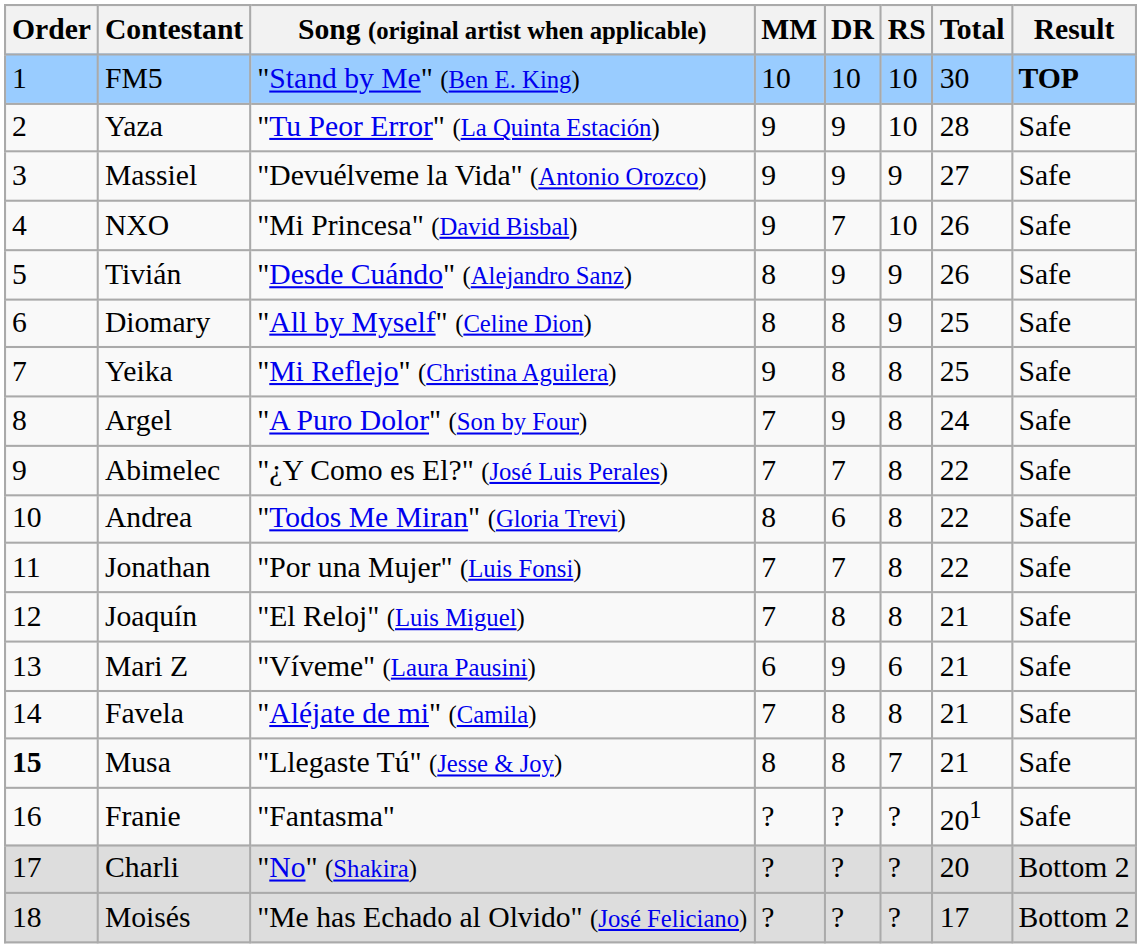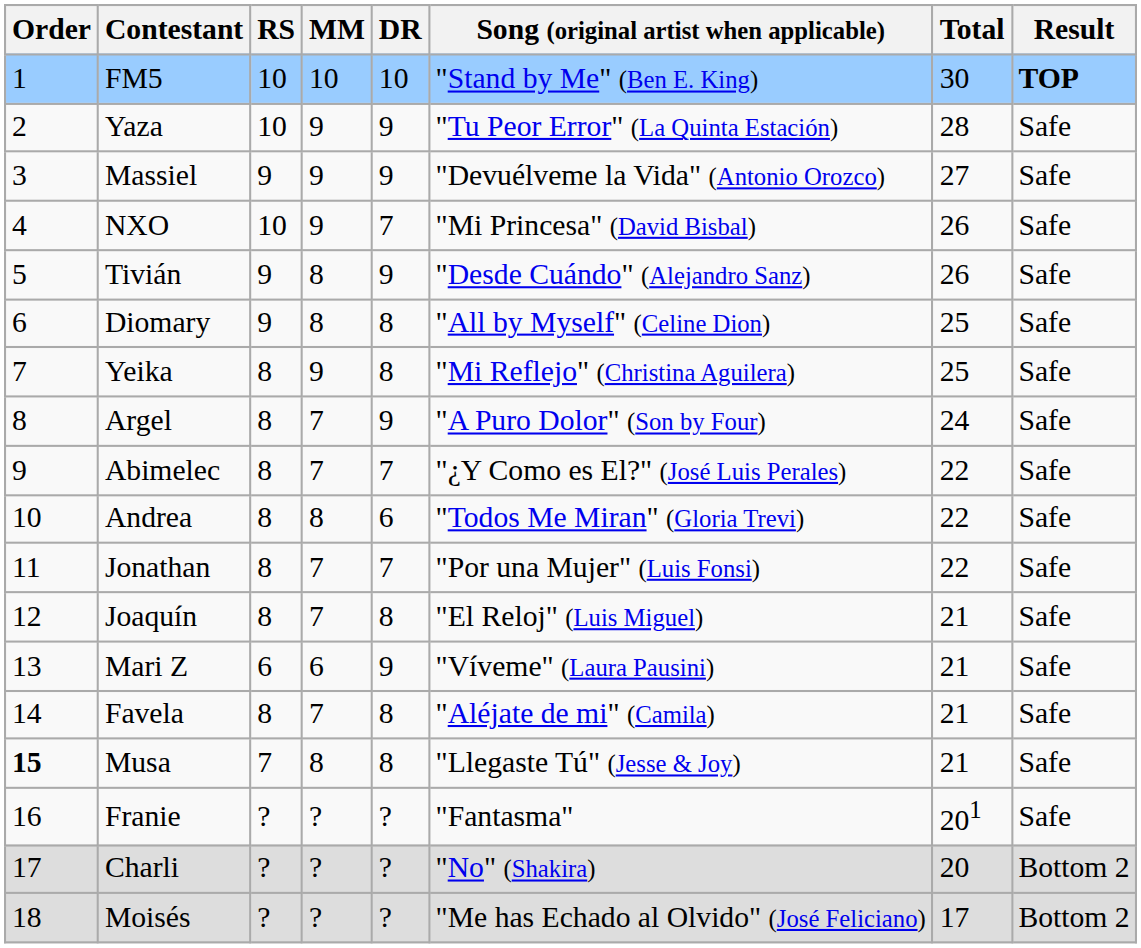columns swapped: (502, 29) <-> (907, 29)
